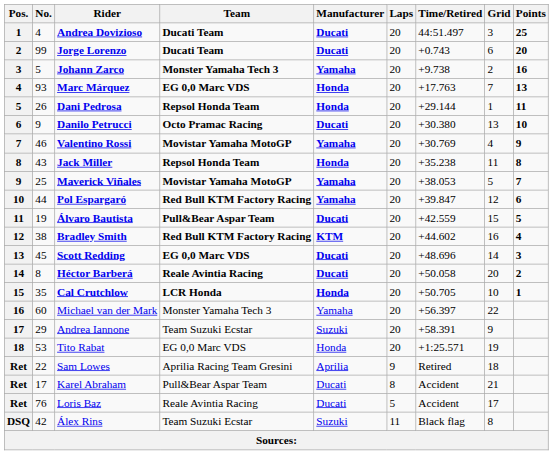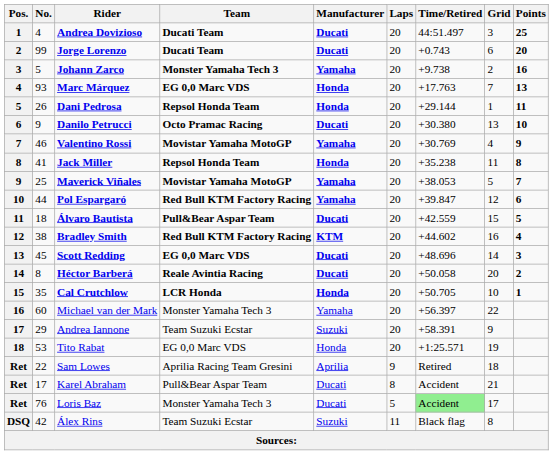(41, 162) 43 -> (41, 162) 41
(41, 217) 19 -> (41, 217) 18
(210, 403) Reale Avintia Racing -> (217, 403) Monster Yamaha Tech 3
(439, 403) no background -> (439, 403) lightgreen background
